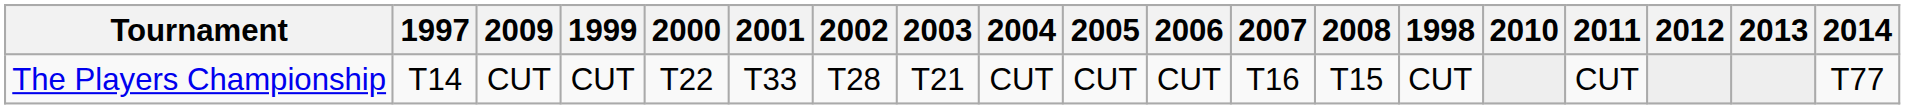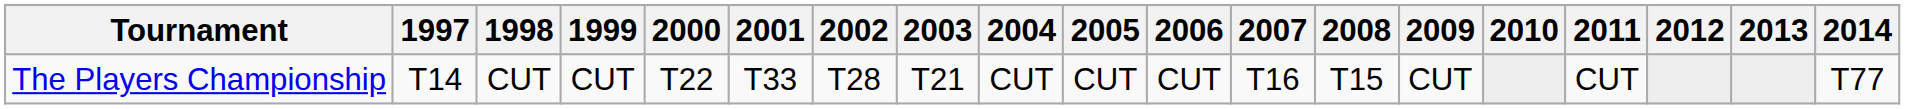columns swapped: (1440, 30) <-> (519, 30)
